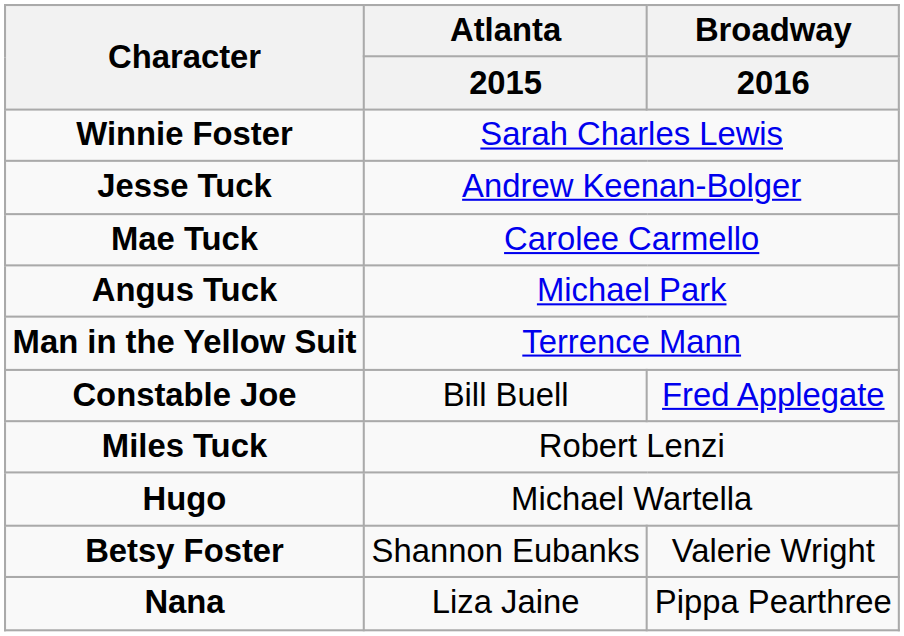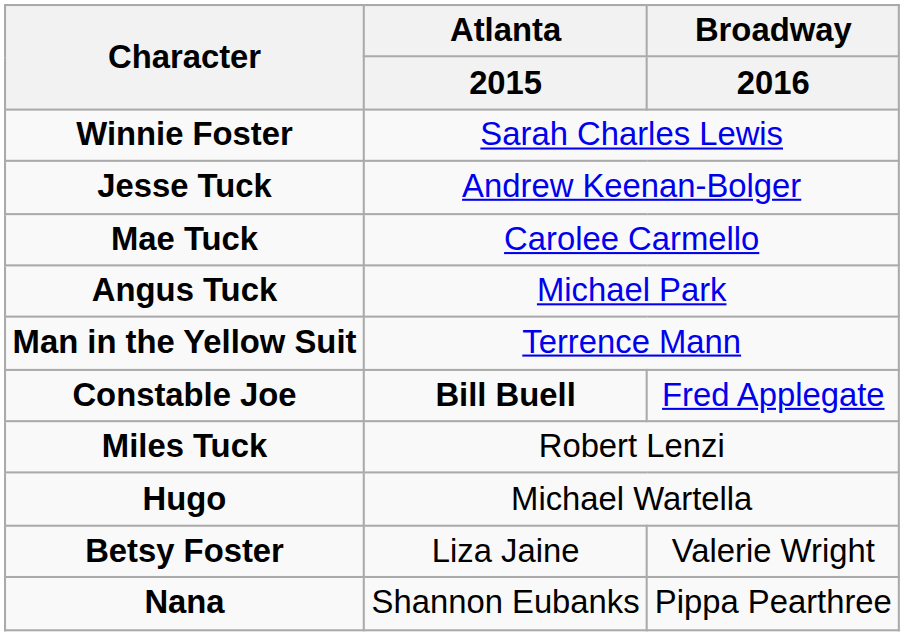(506, 394) normal -> (506, 394) bold
(506, 550) Shannon Eubanks -> (506, 550) Liza Jaine
(506, 602) Liza Jaine -> (506, 602) Shannon Eubanks
